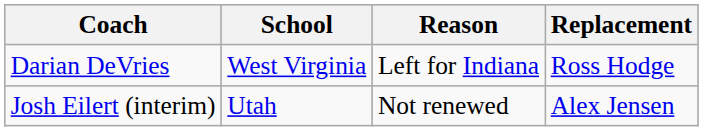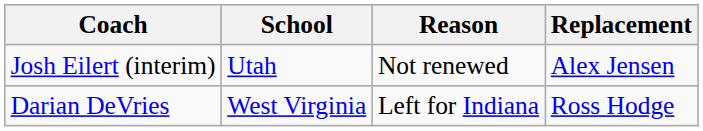rows swapped: (113, 105) <-> (90, 65)
